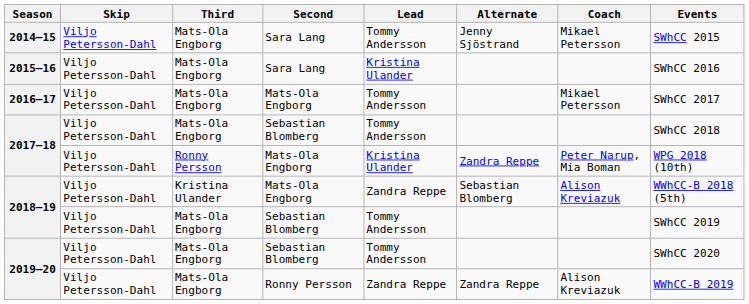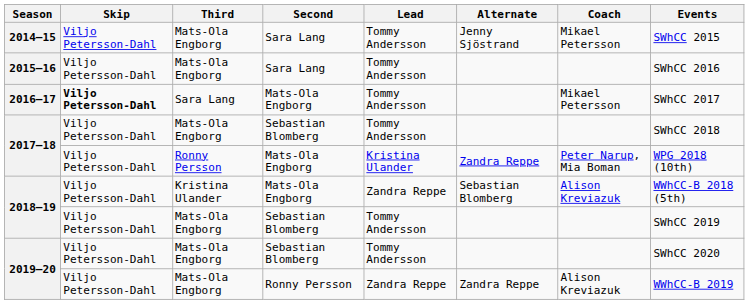(393, 69) Kristina Ulander -> (396, 69) Tommy Andersson
(110, 99) normal -> (110, 99) bold
(202, 99) Mats-Ola Engborg -> (205, 99) Sara Lang
